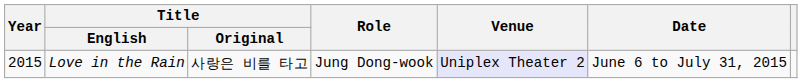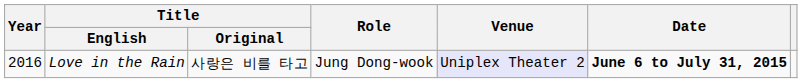(25, 64) 2015 -> (25, 64) 2016
(689, 64) normal -> (689, 64) bold
